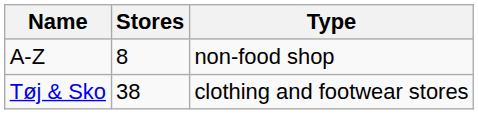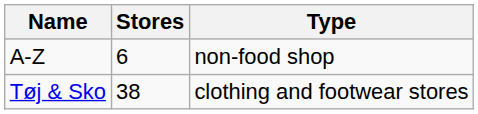(122, 56) 8 -> (122, 56) 6
